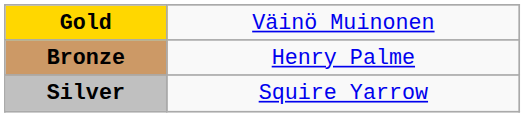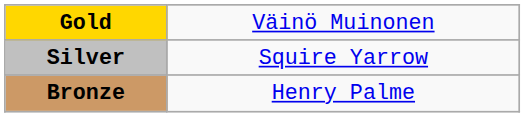rows swapped: (86, 93) <-> (86, 58)
